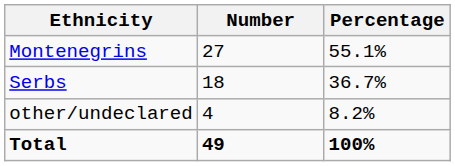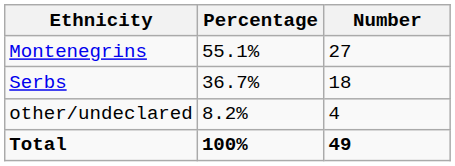columns swapped: (261, 20) <-> (387, 20)
